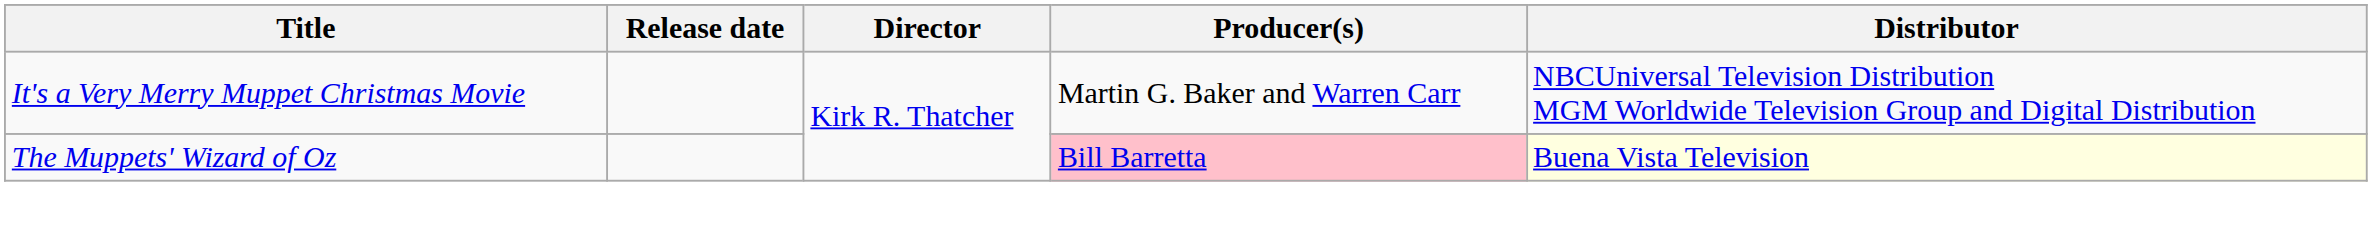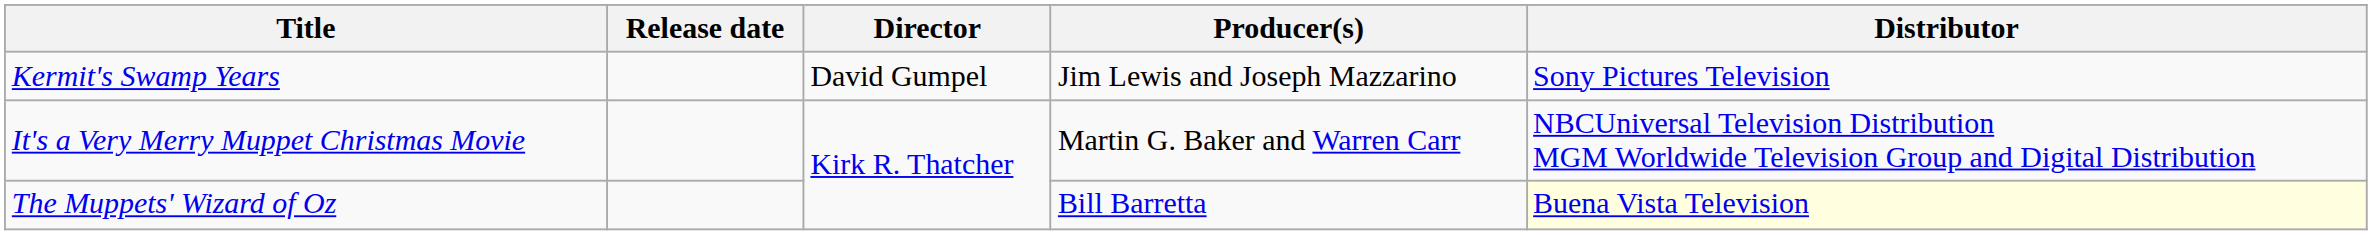+ row: (146, 75)
(1132, 156) pink background -> (1132, 204) no background
